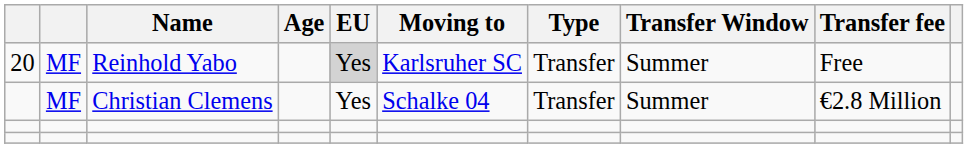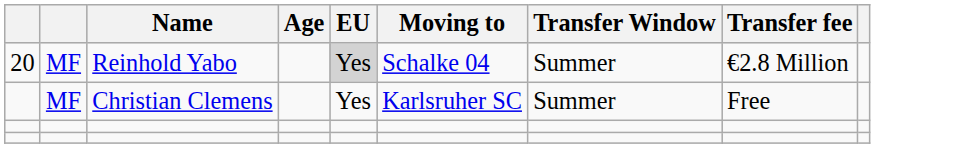- column: (574, 23)
(452, 62) Karlsruher SC -> (436, 62) Schalke 04
(841, 62) Free -> (788, 62) €2.8 Million
(436, 100) Schalke 04 -> (452, 100) Karlsruher SC
(881, 100) €2.8 Million -> (749, 100) Free
